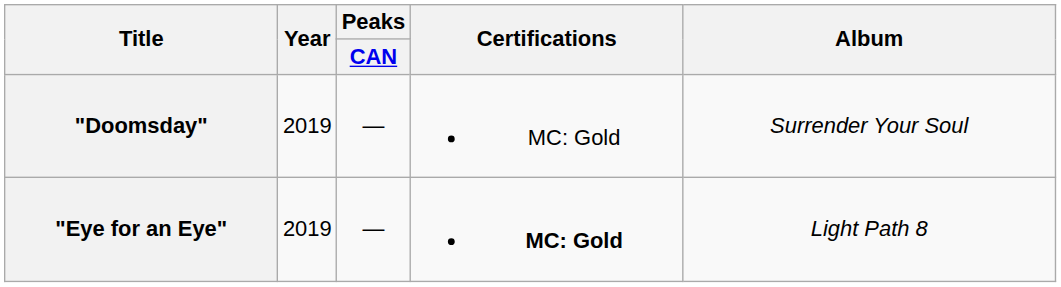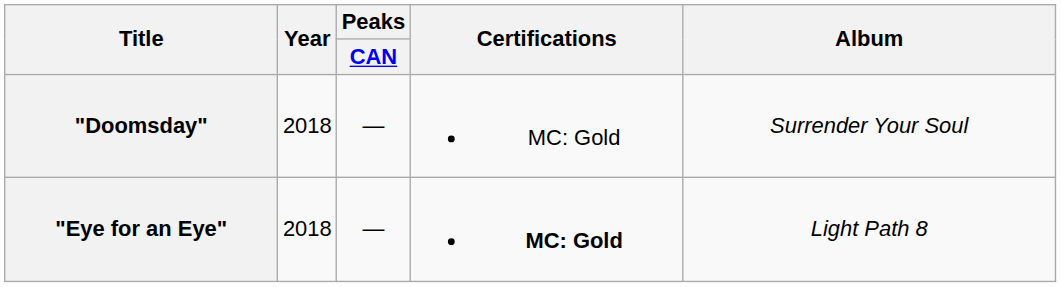(307, 125) 2019 -> (307, 125) 2018
(307, 228) 2019 -> (307, 228) 2018
